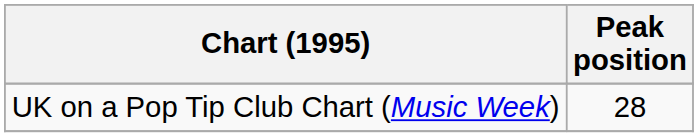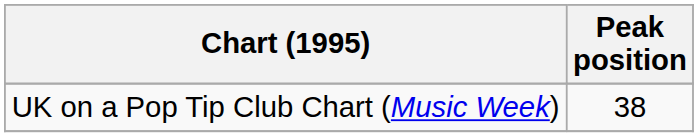(630, 107) 28 -> (630, 107) 38
